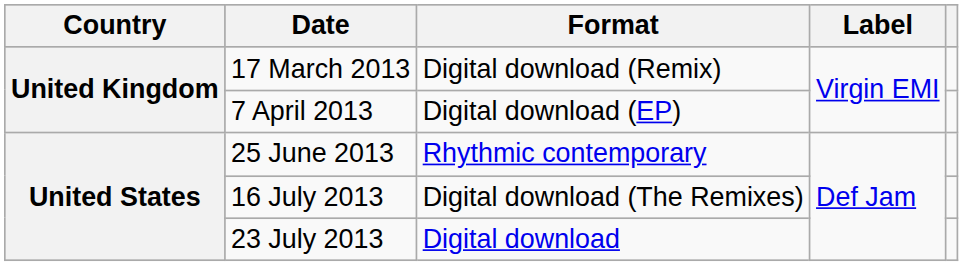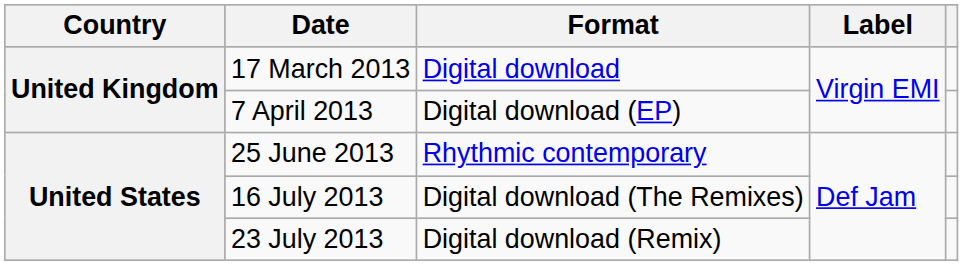(572, 68) Digital download (Remix) -> (521, 68) Digital download
(521, 238) Digital download -> (572, 238) Digital download (Remix)
